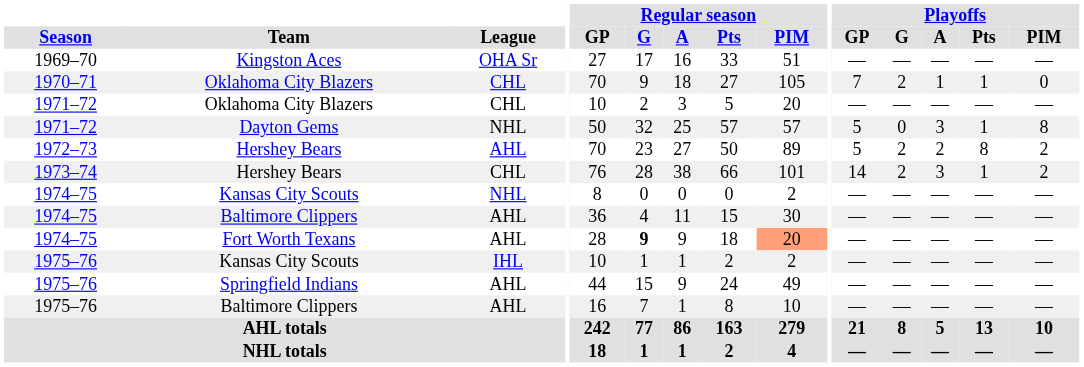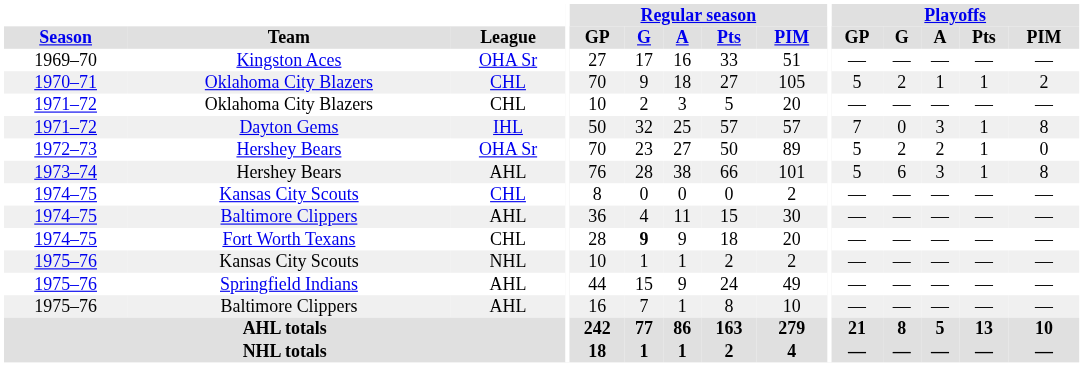(857, 82) 7 -> (857, 82) 5
(1044, 82) 0 -> (1044, 82) 2
(508, 127) NHL -> (508, 127) IHL
(857, 127) 5 -> (857, 127) 7
(508, 149) AHL -> (508, 149) OHA Sr
(984, 149) 8 -> (984, 149) 1
(1044, 149) 2 -> (1044, 149) 0
(508, 171) CHL -> (508, 171) AHL
(857, 171) 14 -> (857, 171) 5
(902, 171) 2 -> (902, 171) 6
(1044, 171) 2 -> (1044, 171) 8
(508, 194) NHL -> (508, 194) CHL
(508, 239) AHL -> (508, 239) CHL
(792, 239) lightsalmon background -> (792, 239) no background
(508, 261) IHL -> (508, 261) NHL
